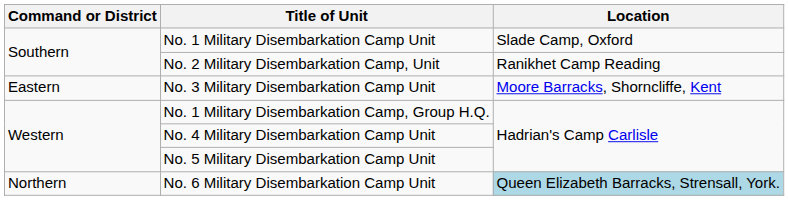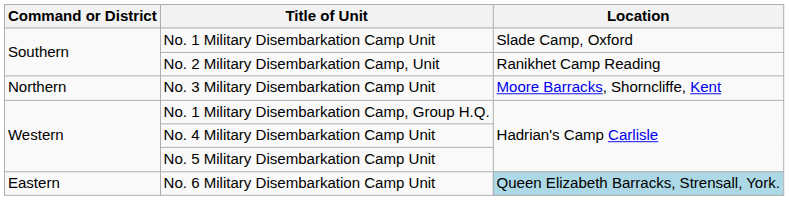(34, 87) Eastern -> (37, 87) Northern
(37, 183) Northern -> (34, 183) Eastern
